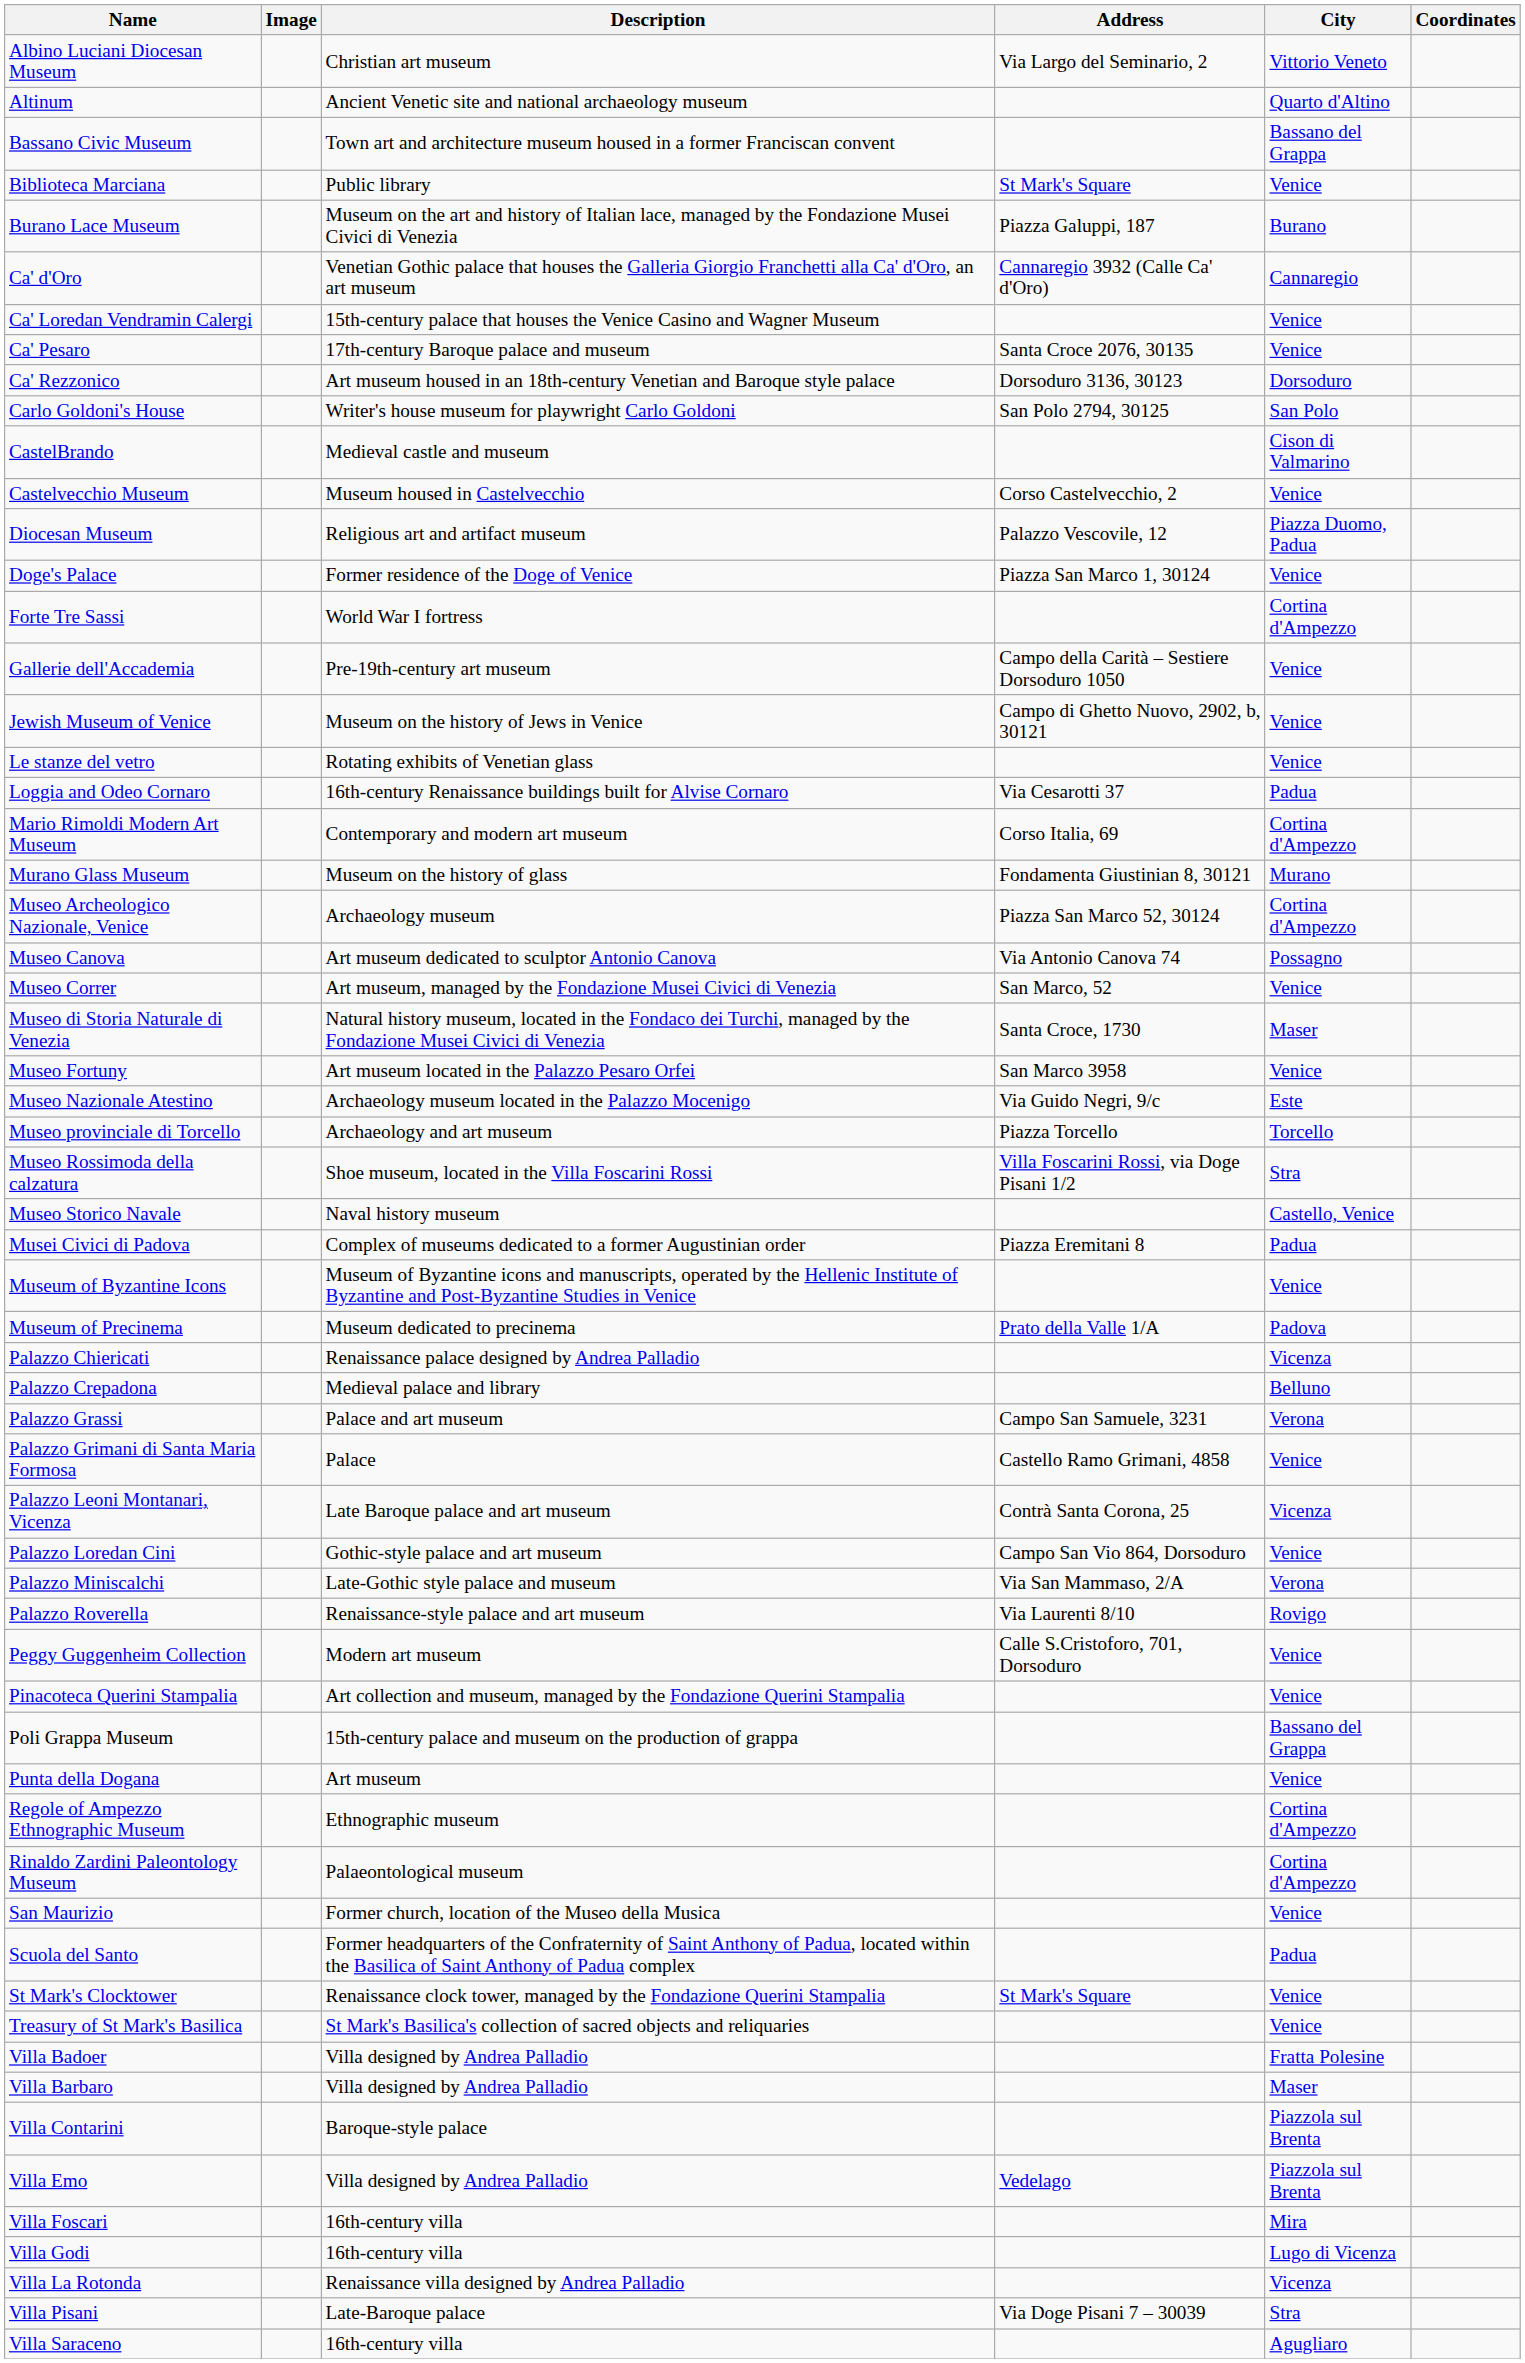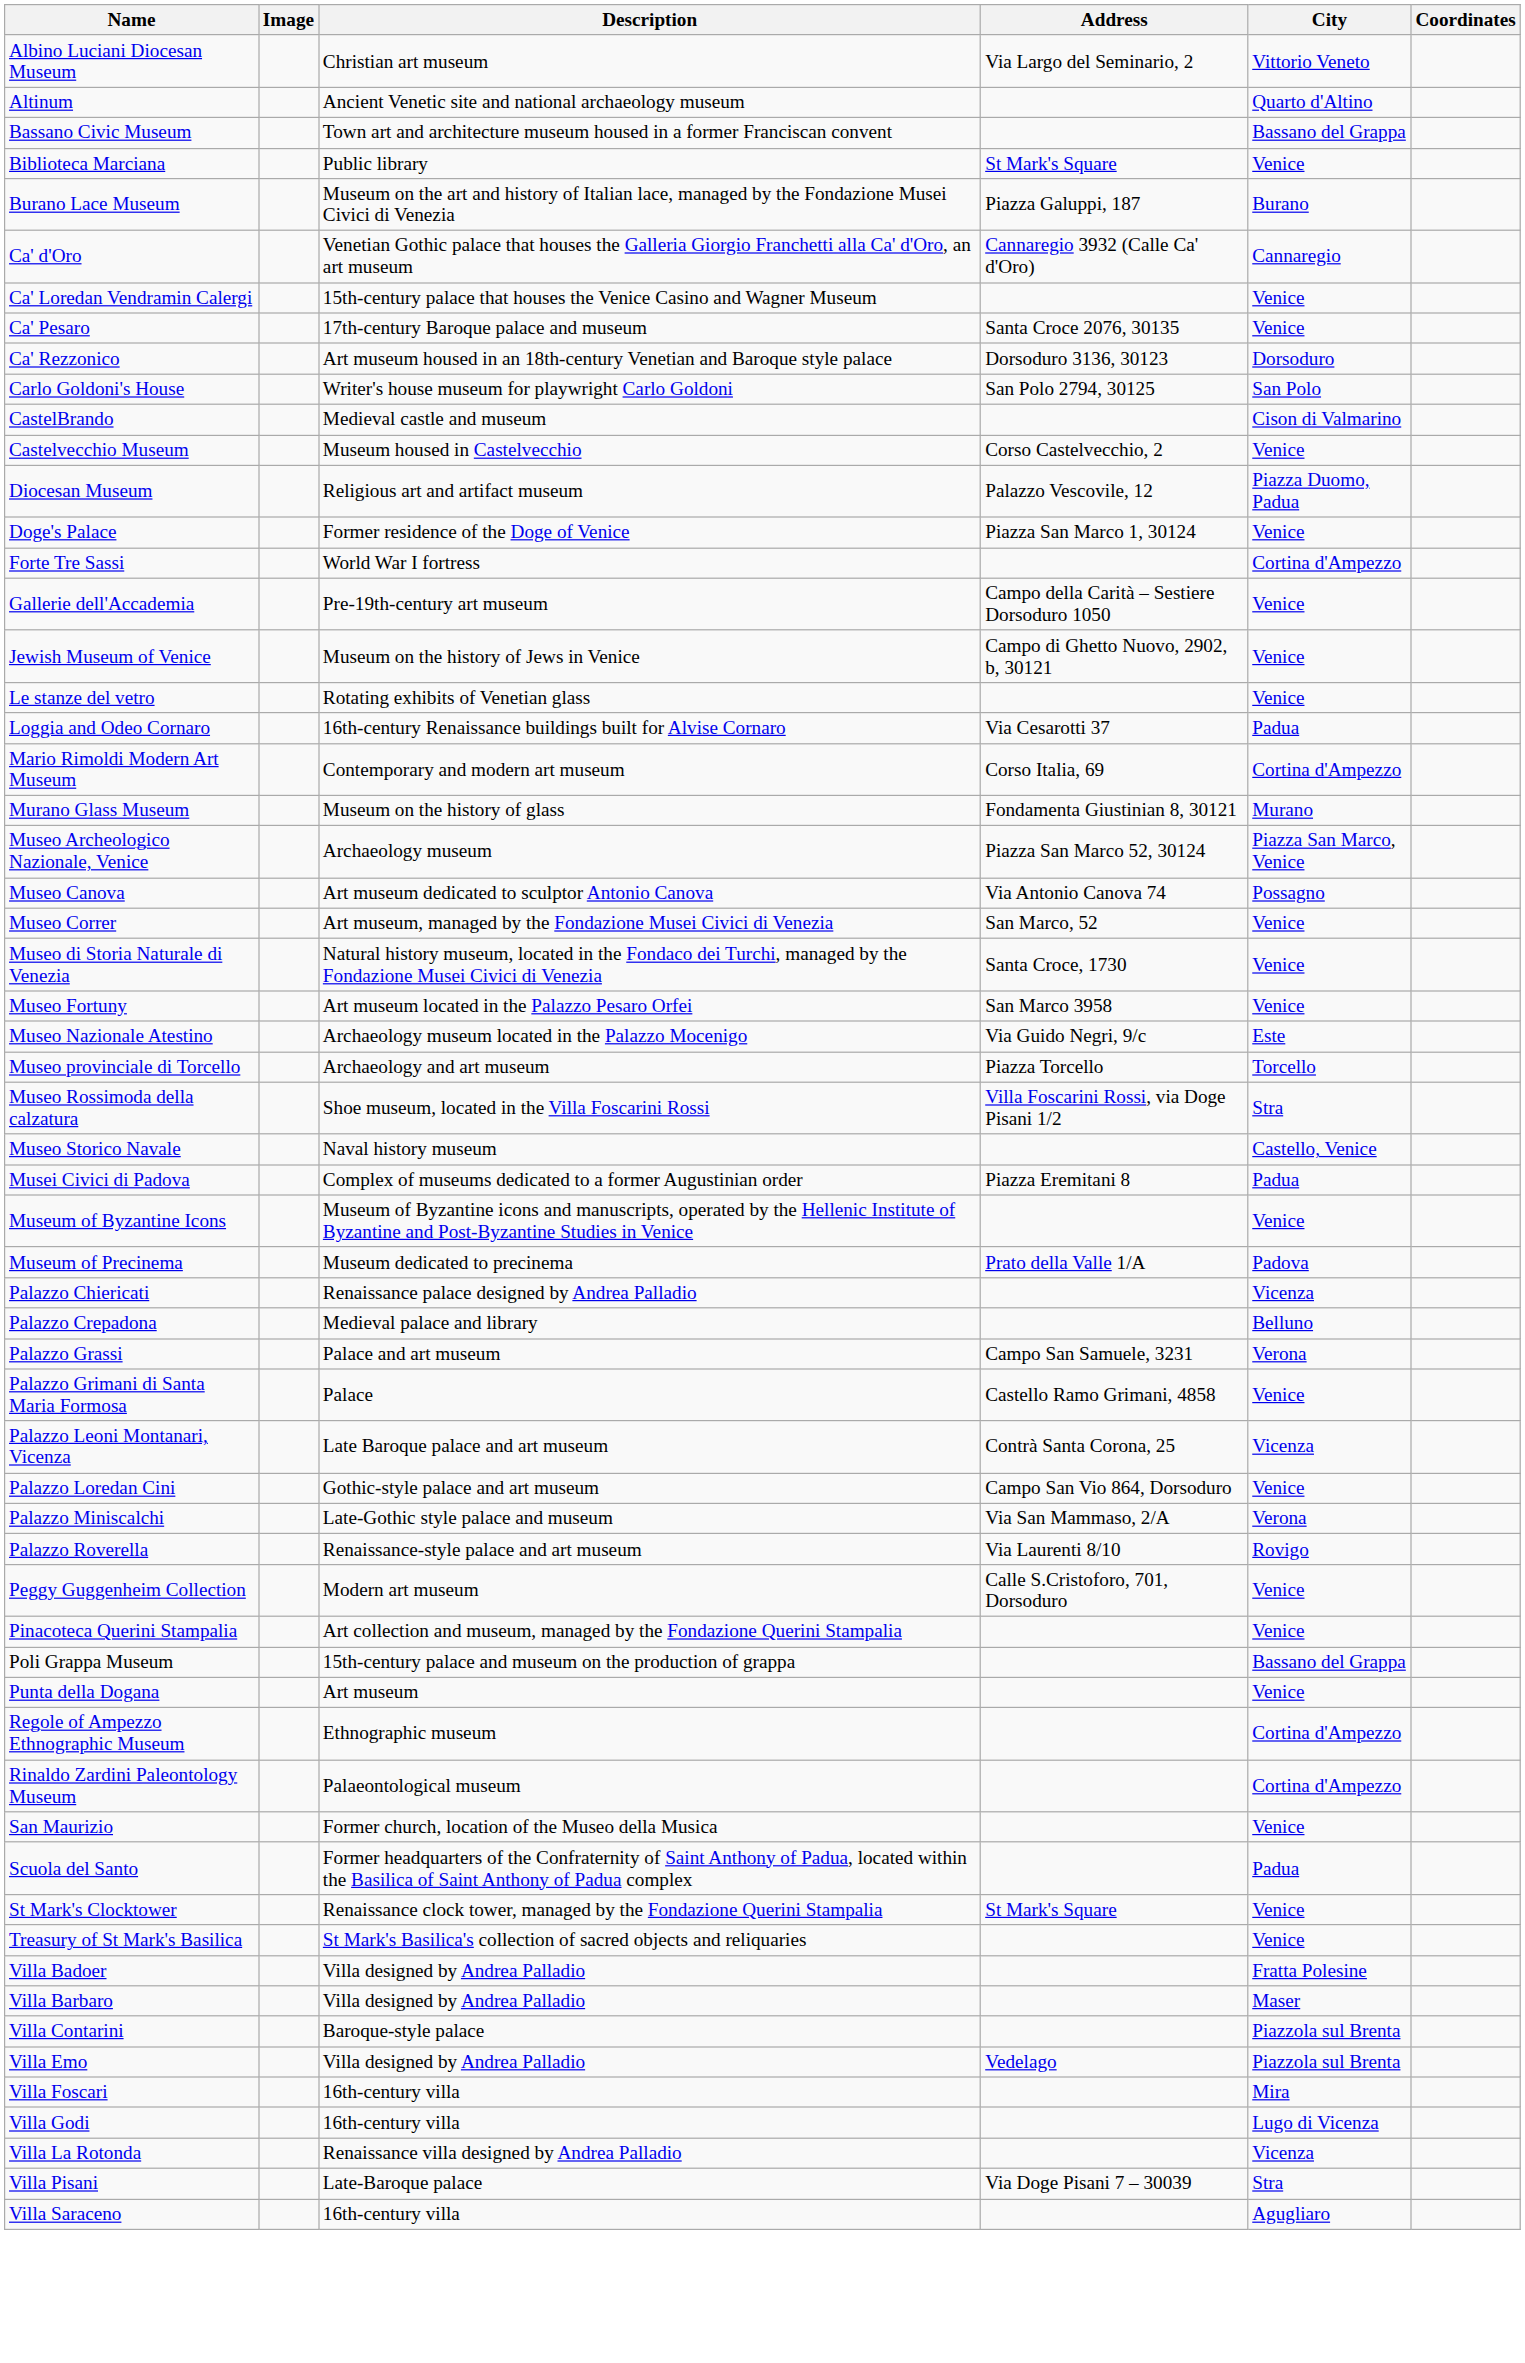(1313, 916) Cortina d'Ampezzo -> (1324, 851) Piazza San Marco, Venice
(1294, 1029) Maser -> (1278, 964) Venice
